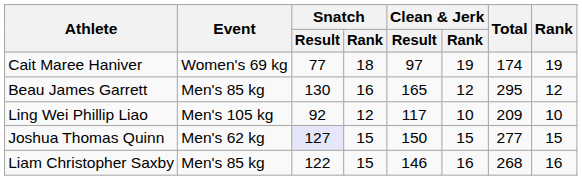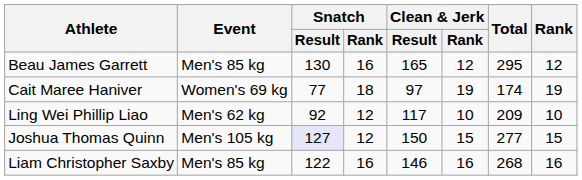rows swapped: (78, 90) <-> (75, 65)
(227, 114) Men's 105 kg -> (223, 114) Men's 62 kg
(223, 139) Men's 62 kg -> (227, 139) Men's 105 kg
(365, 139) 15 -> (365, 139) 12
(365, 163) 15 -> (365, 163) 16
